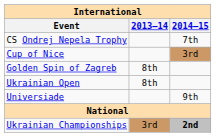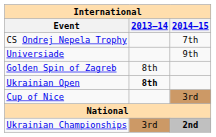rows swapped: (35, 54) <-> (35, 97)
(150, 82) normal -> (150, 82) bold
